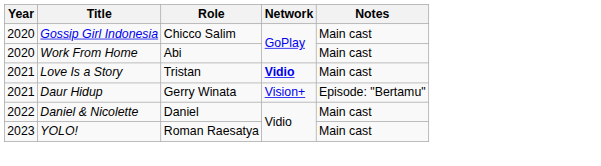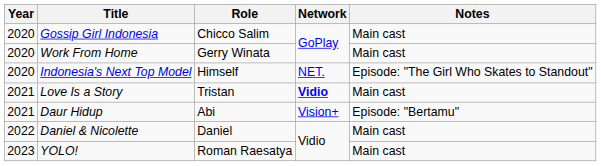(173, 53) Abi -> (233, 53) Gerry Winata
+ row: (116, 72)
(200, 92) Gerry Winata -> (206, 111) Abi
